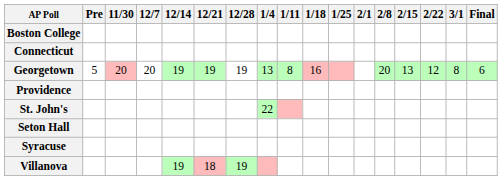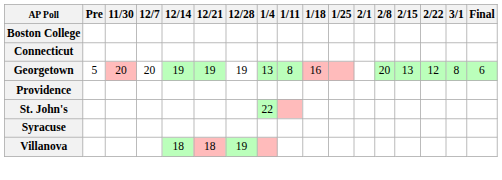- row: (44, 128)
(178, 166) 19 -> (178, 147) 18
